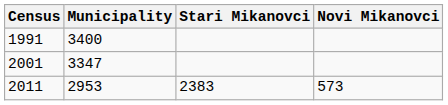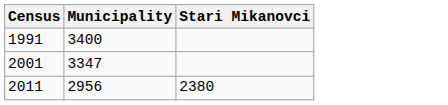- column: (378, 16)
(85, 88) 2953 -> (85, 88) 2956
(197, 88) 2383 -> (197, 88) 2380
